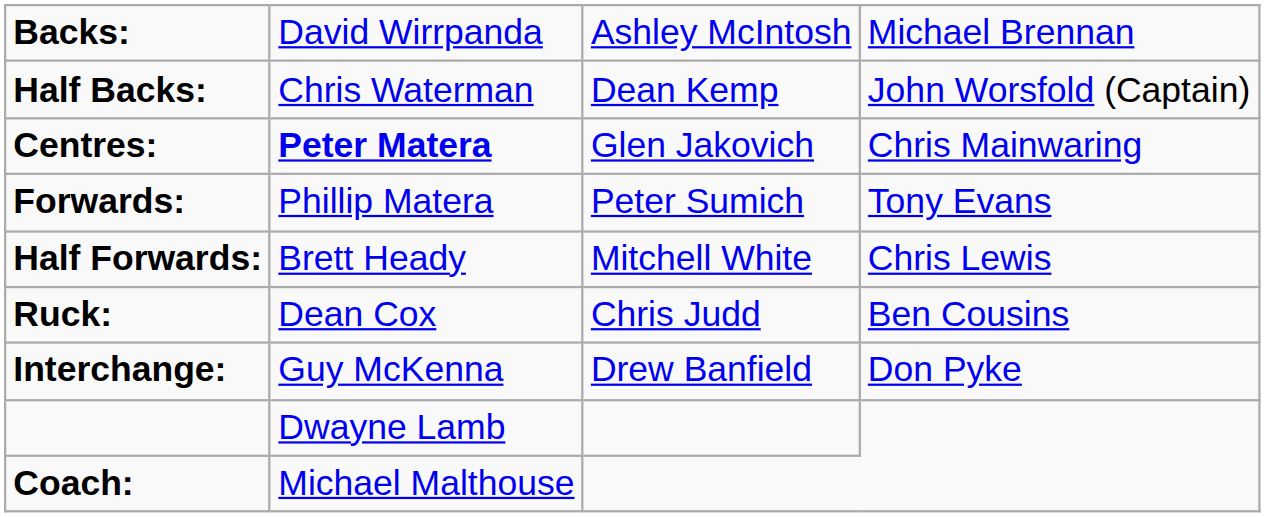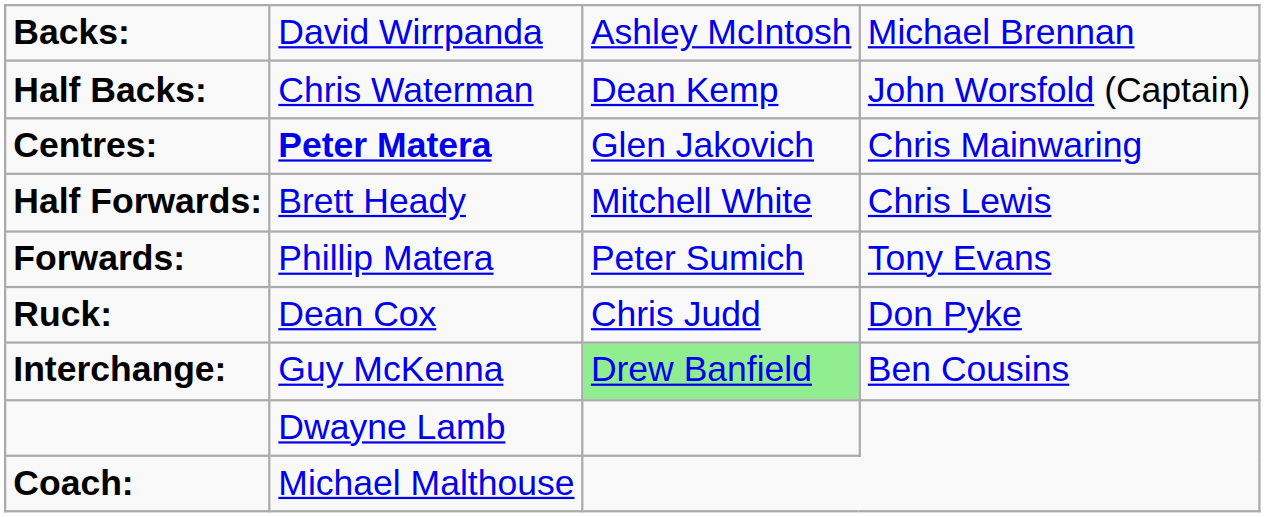rows swapped: (138, 257) <-> (99, 201)
(969, 314) Ben Cousins -> (945, 314) Don Pyke
(701, 370) no background -> (701, 370) lightgreen background
(945, 370) Don Pyke -> (969, 370) Ben Cousins
